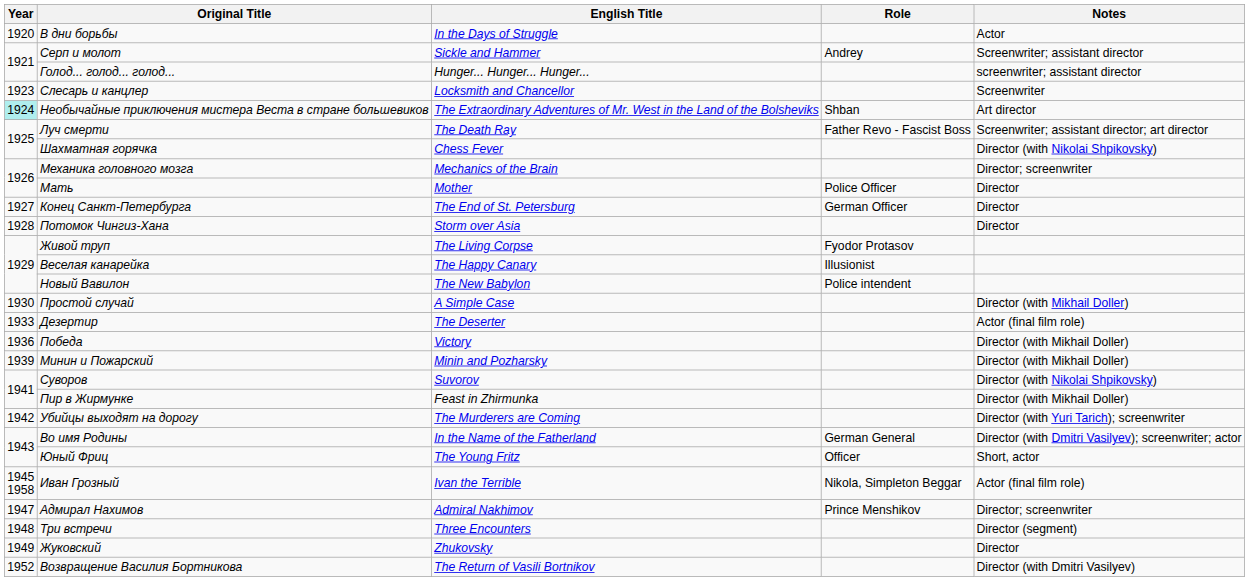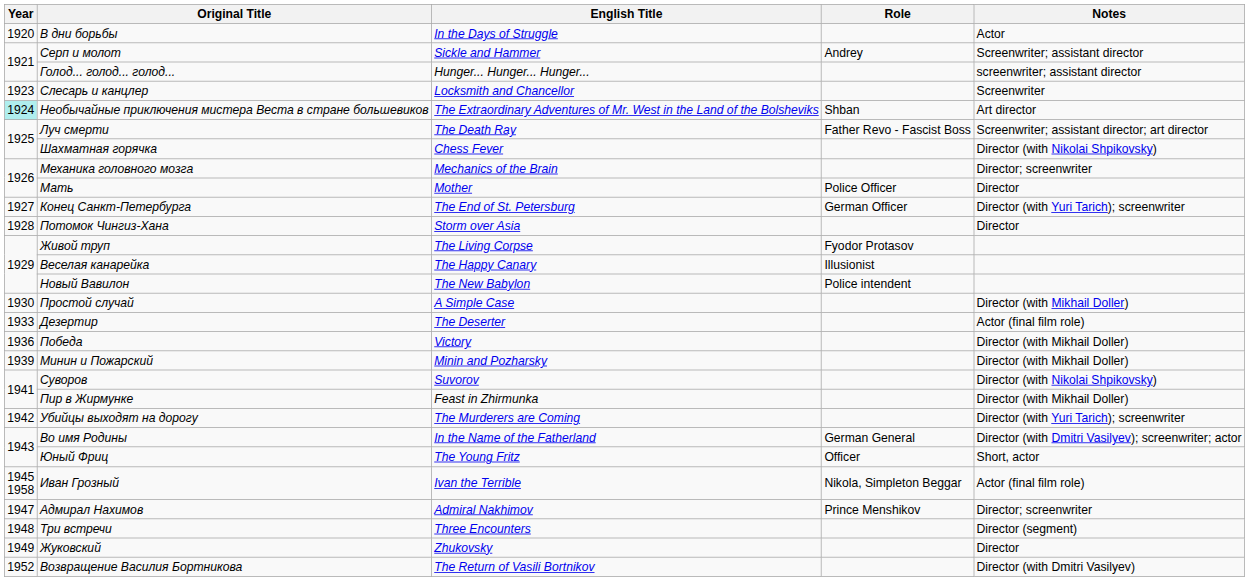(998, 207) Director -> (1081, 207) Director (with Yuri Tarich); screenwriter
